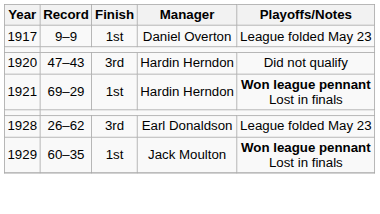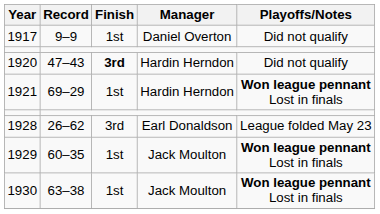(306, 36) League folded May 23 -> (306, 36) Did not qualify
(115, 63) normal -> (115, 63) bold
+ row: (22, 190)
